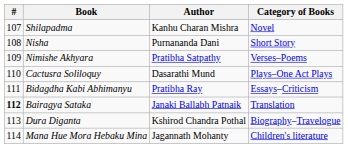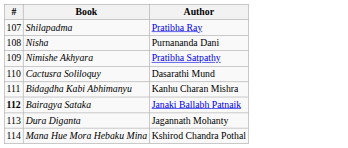- column: (296, 12)
(195, 27) Kanhu Charan Mishra -> (177, 27) Pratibha Ray
(177, 89) Pratibha Ray -> (195, 89) Kanhu Charan Mishra
(199, 120) Kshirod Chandra Pothal -> (190, 120) Jagannath Mohanty
(190, 136) Jagannath Mohanty -> (199, 136) Kshirod Chandra Pothal
